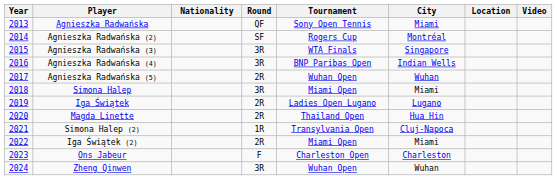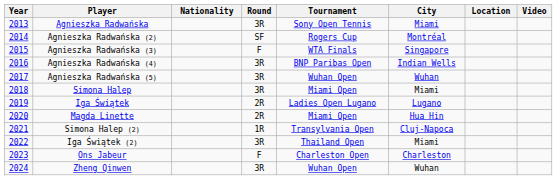(259, 24) QF -> (259, 24) 3R
(259, 50) 3R -> (259, 50) F
(259, 77) 2R -> (259, 77) 3R
(333, 116) Thailand Open -> (333, 116) Miami Open
(259, 142) 2R -> (259, 142) 3R
(333, 142) Miami Open -> (333, 142) Thailand Open
